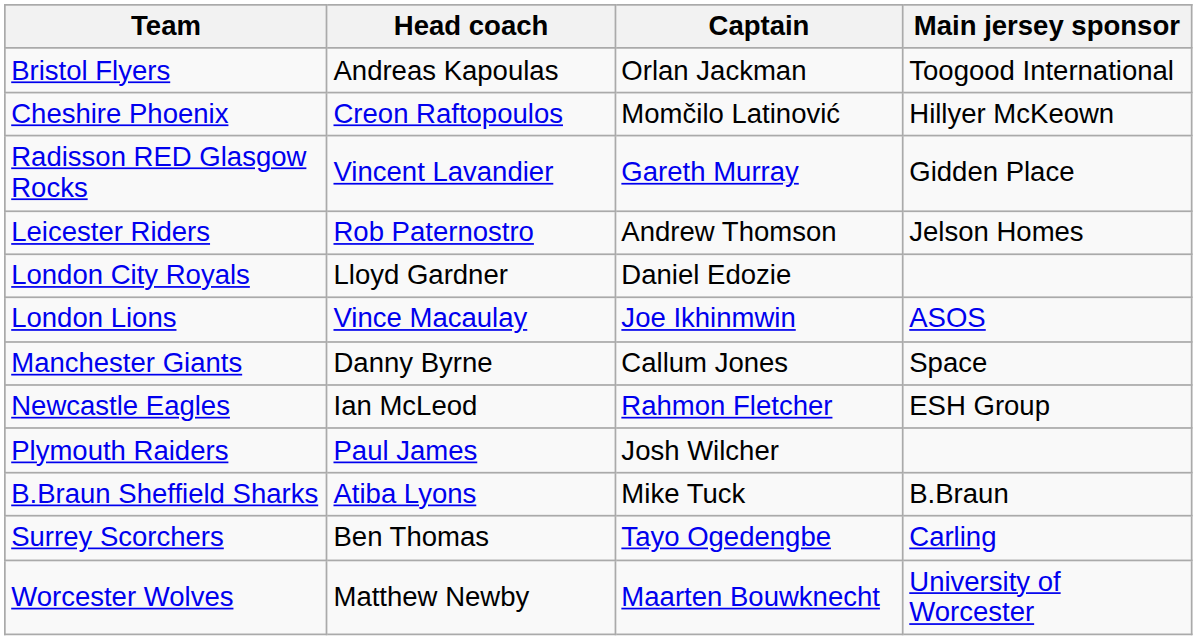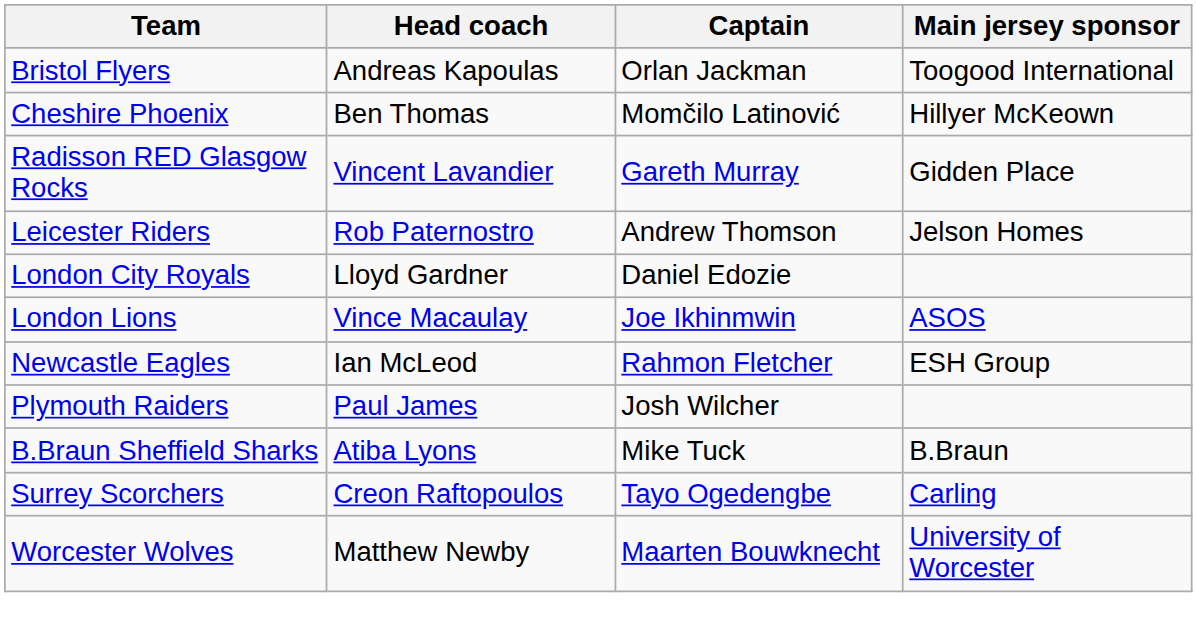(448, 113) Creon Raftopoulos -> (411, 113) Ben Thomas
- row: (127, 362)
(411, 537) Ben Thomas -> (448, 493) Creon Raftopoulos
